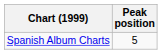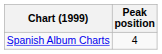(135, 40) 5 -> (135, 40) 4
